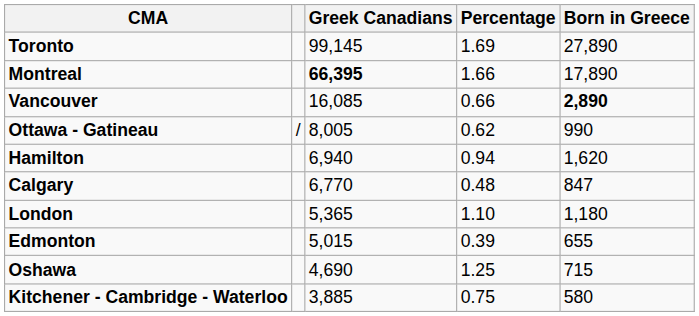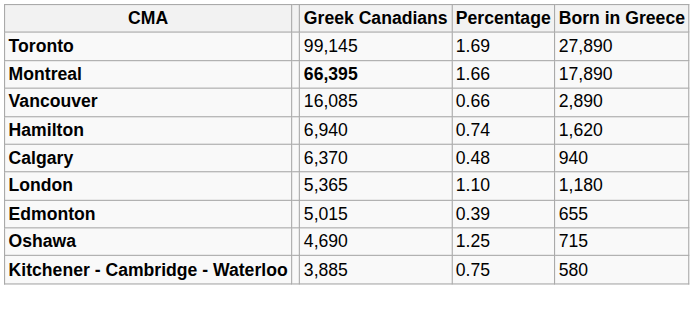(586, 102) bold -> (581, 102) normal
- row: (83, 130)
(478, 158) 0.94 -> (473, 130) 0.74
(331, 185) 6,770 -> (326, 158) 6,370
(578, 185) 847 -> (573, 158) 940
